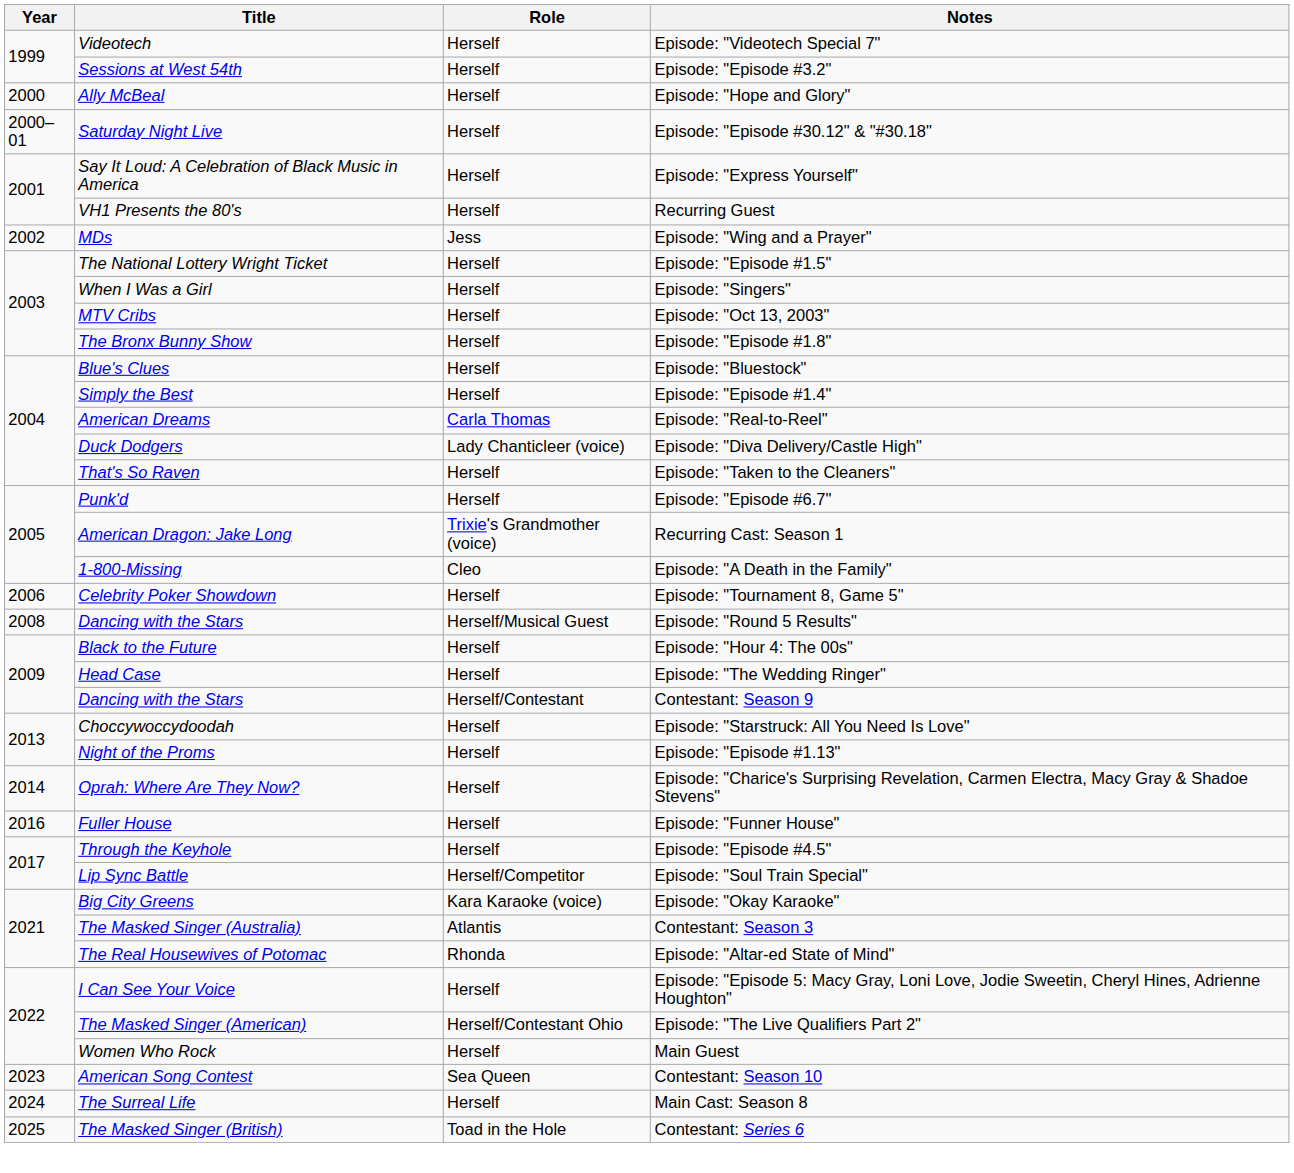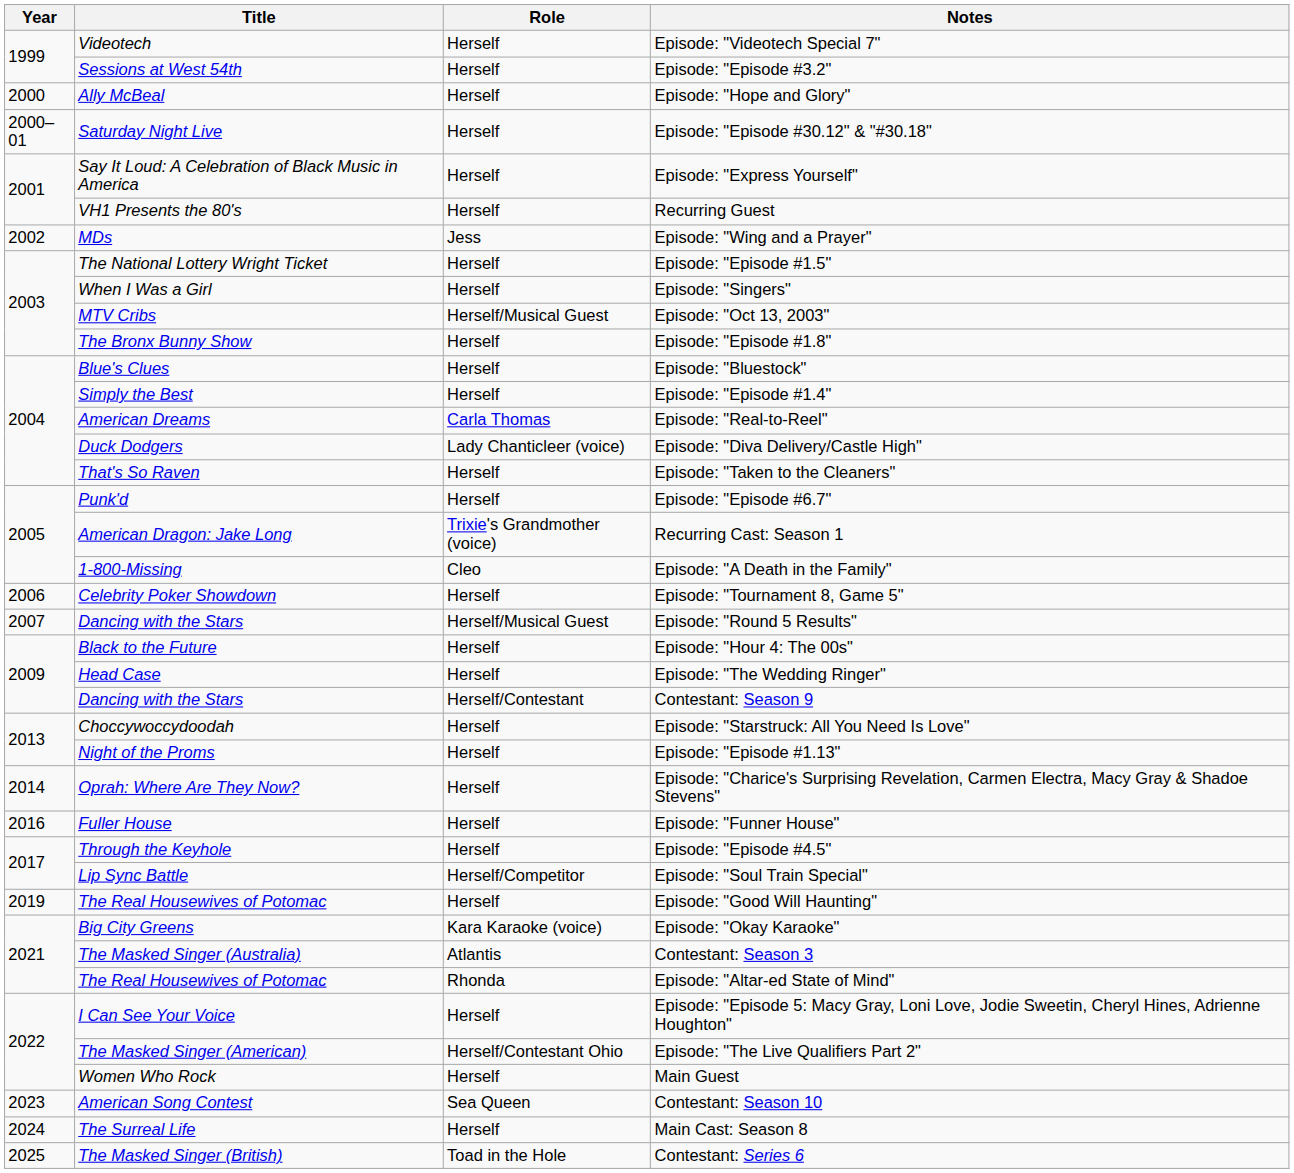(473, 316) Herself -> (528, 316) Herself/Musical Guest
(27, 622) 2008 -> (27, 622) 2007
+ row: (766, 901)
